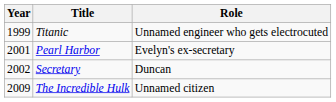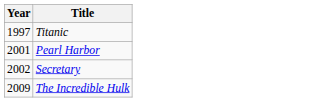- column: (231, 13)
(19, 32) 1999 -> (19, 32) 1997
